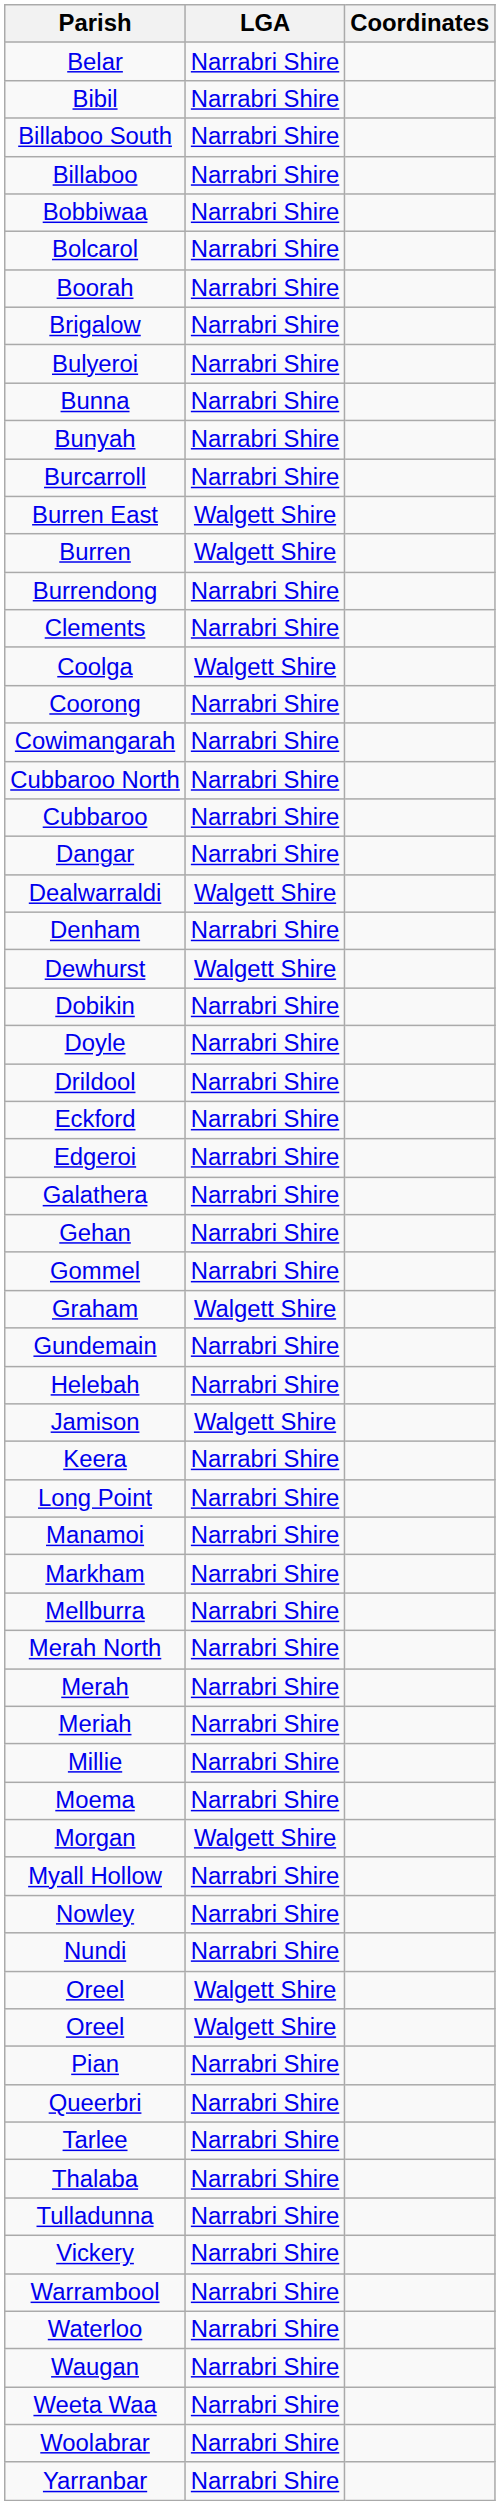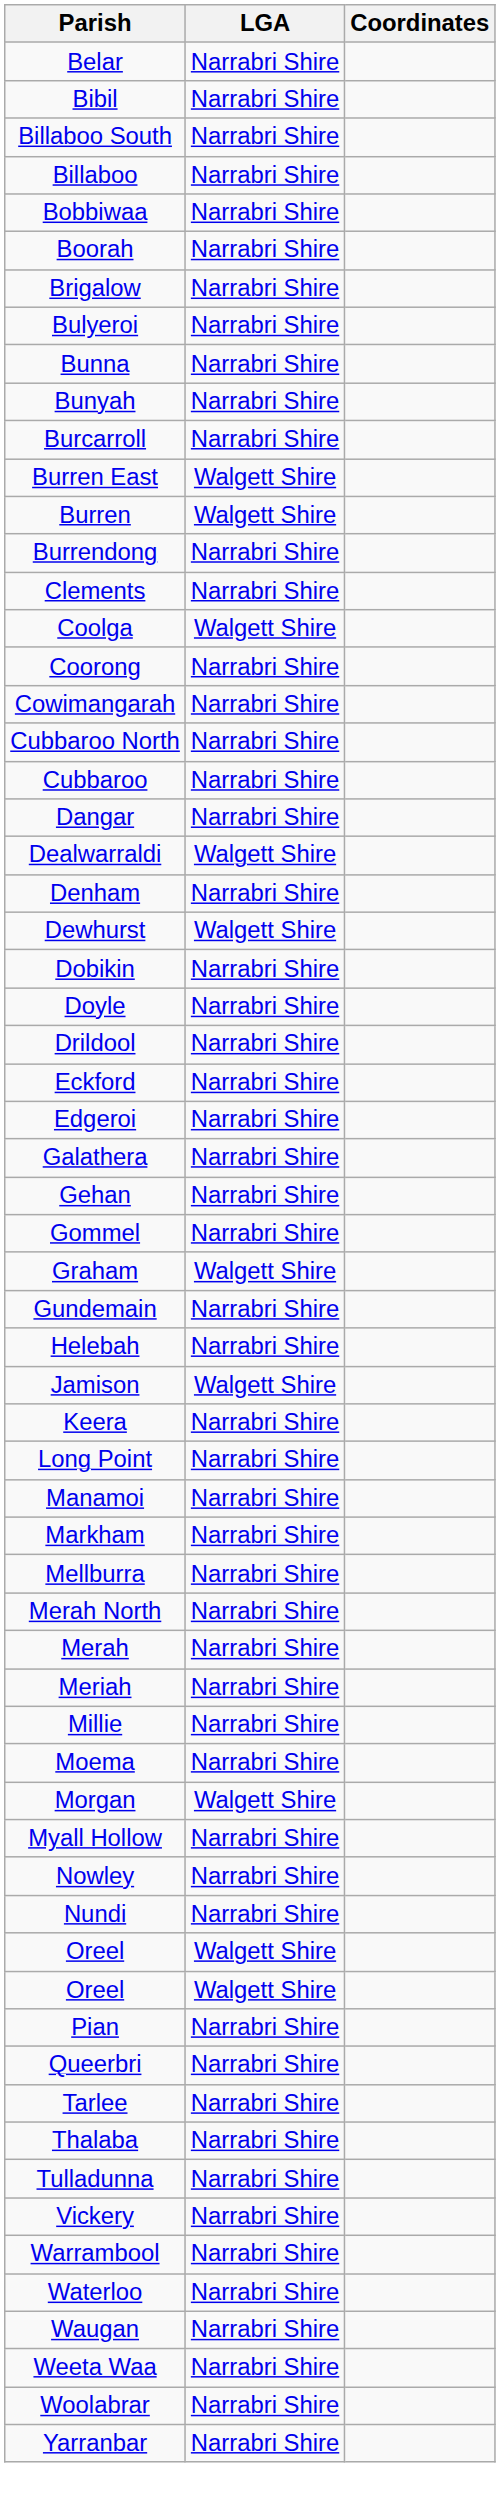- row: (95, 250)
